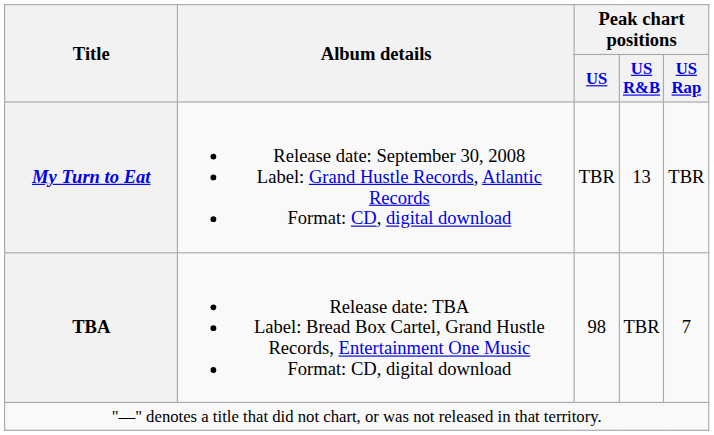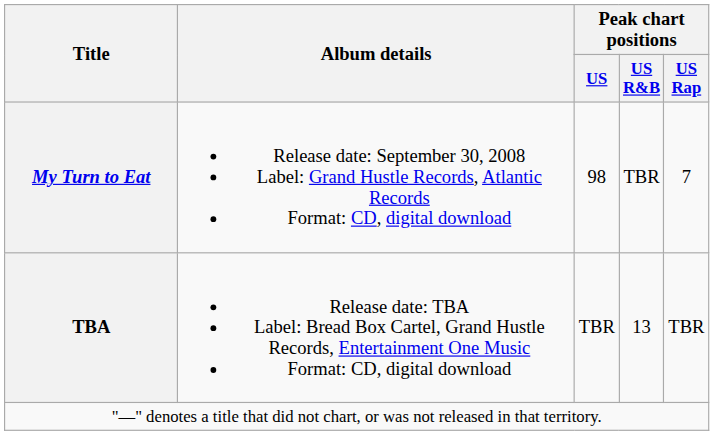(597, 177) TBR -> (597, 177) 98
(642, 177) 13 -> (642, 177) TBR
(686, 177) TBR -> (686, 177) 7
(597, 327) 98 -> (597, 327) TBR
(642, 327) TBR -> (642, 327) 13
(686, 327) 7 -> (686, 327) TBR
